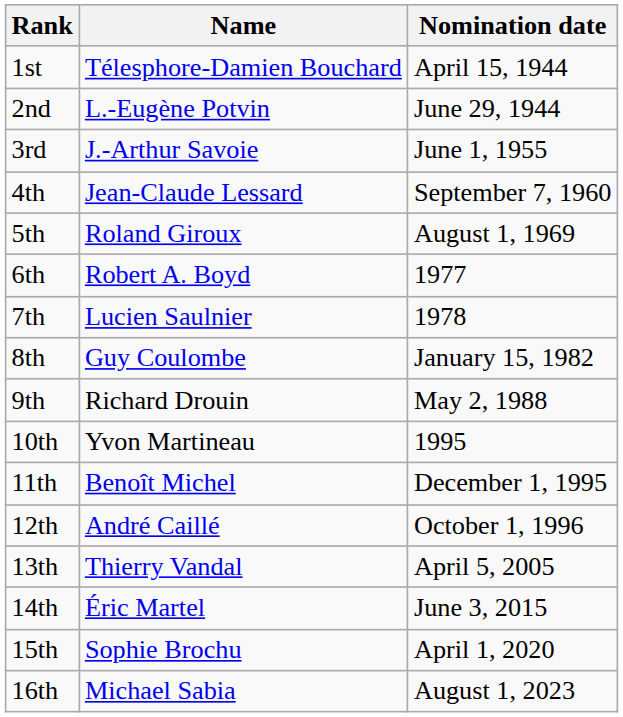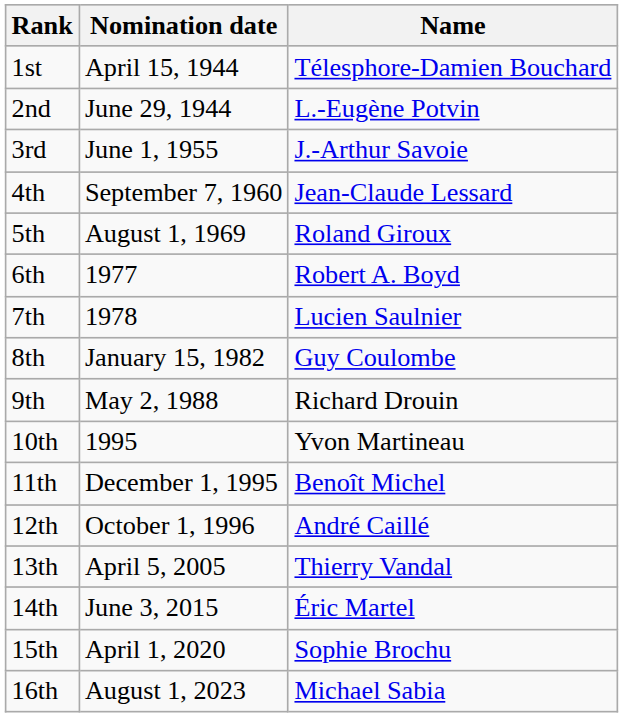columns swapped: (243, 25) <-> (513, 25)
